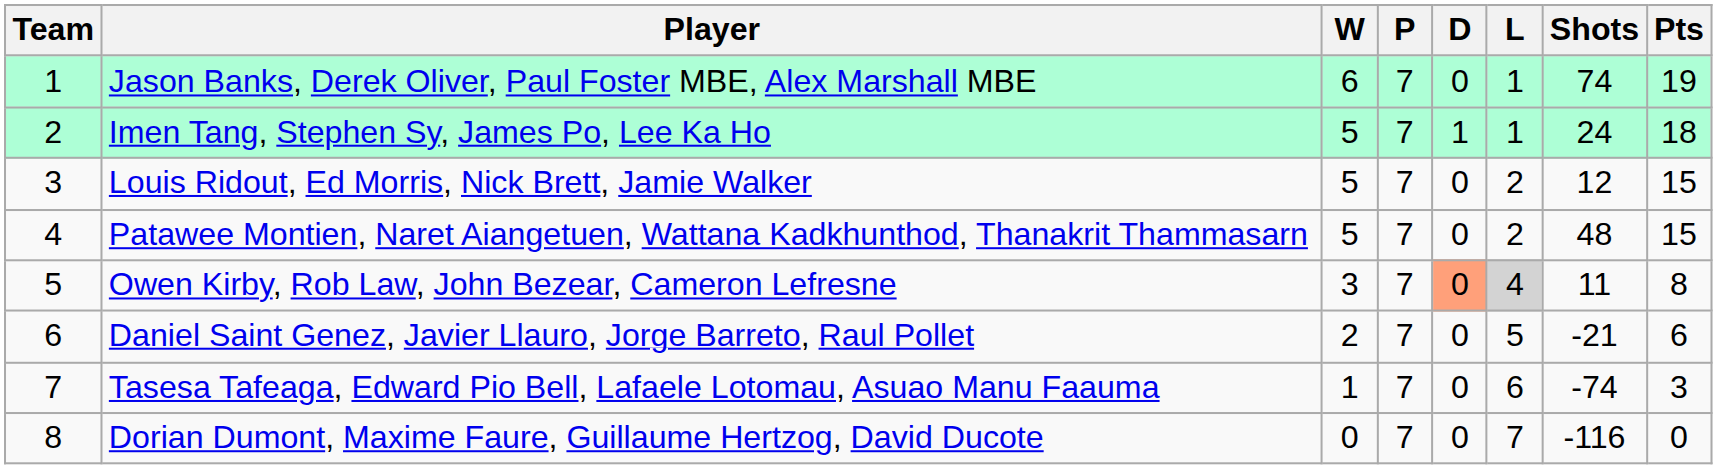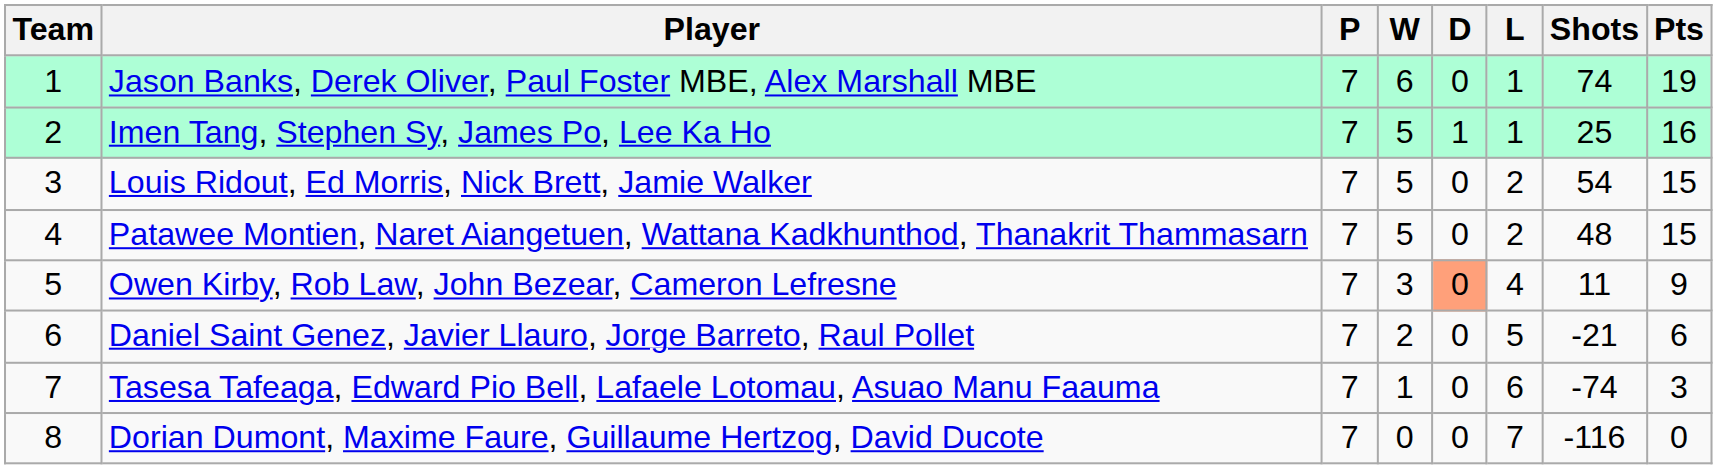columns swapped: (1405, 30) <-> (1350, 30)
(1594, 132) 24 -> (1594, 132) 25
(1679, 132) 18 -> (1679, 132) 16
(1594, 183) 12 -> (1594, 183) 54
(1515, 285) lightgrey background -> (1515, 285) no background
(1679, 285) 8 -> (1679, 285) 9
